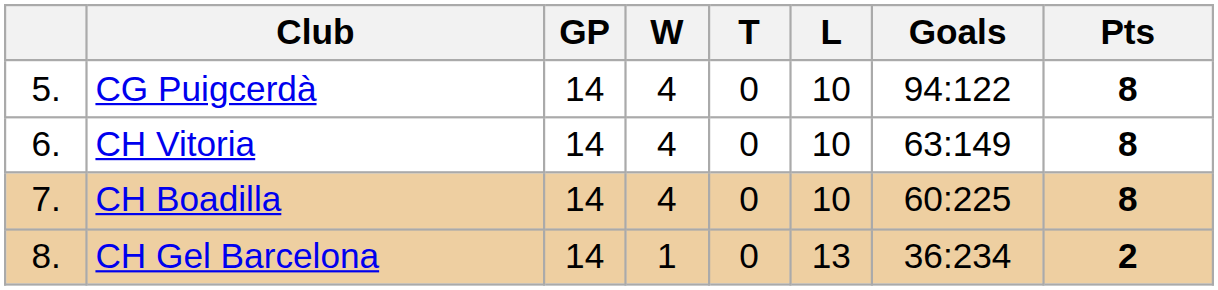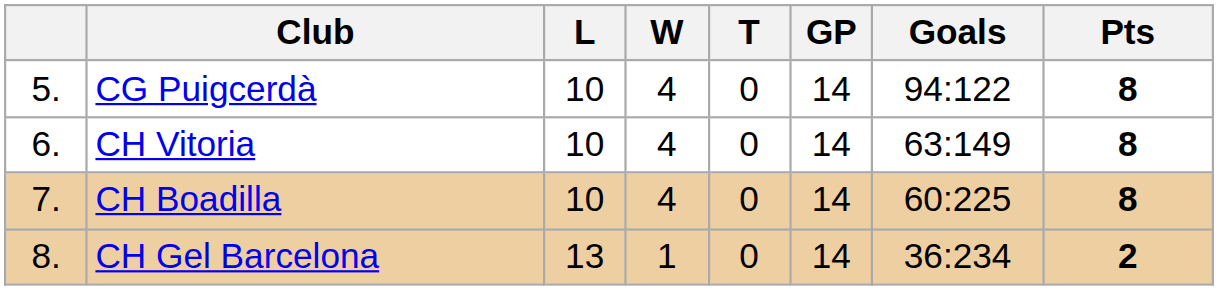columns swapped: (585, 32) <-> (831, 32)
